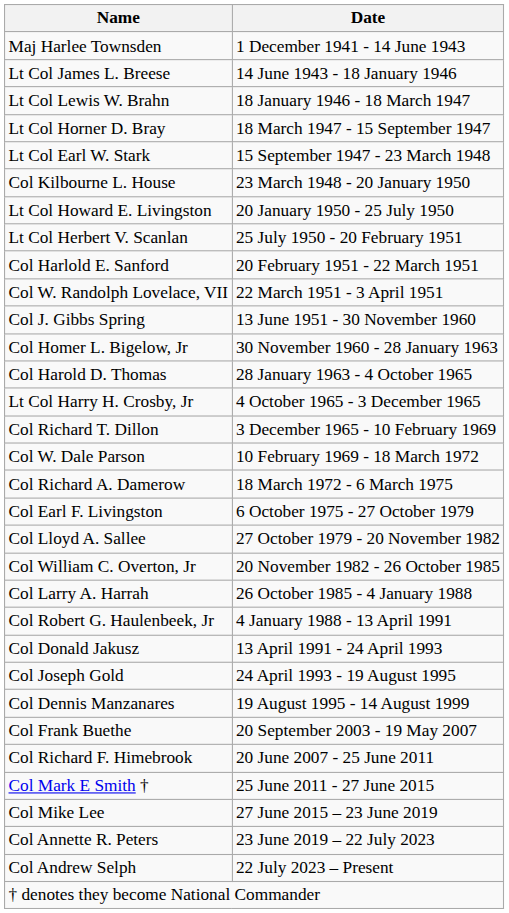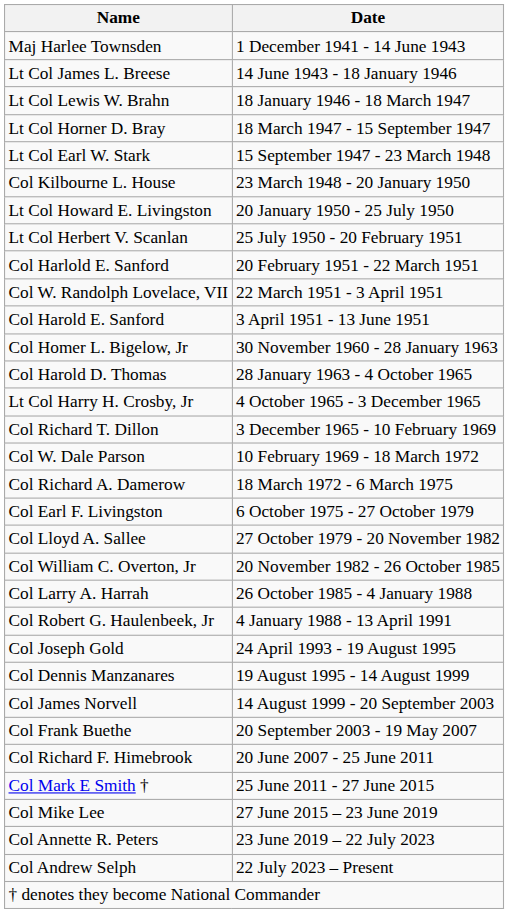+ row: (86, 319)
- row: (77, 319)
- row: (74, 648)
+ row: (73, 703)
